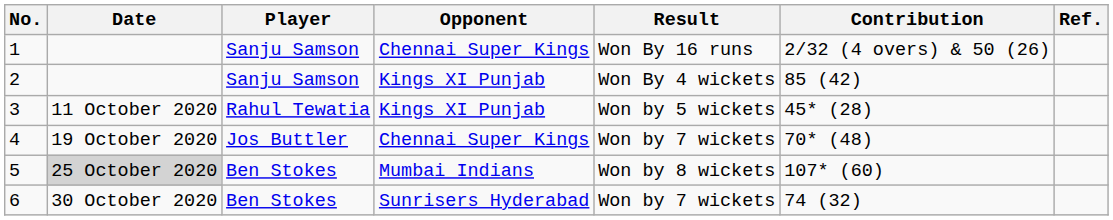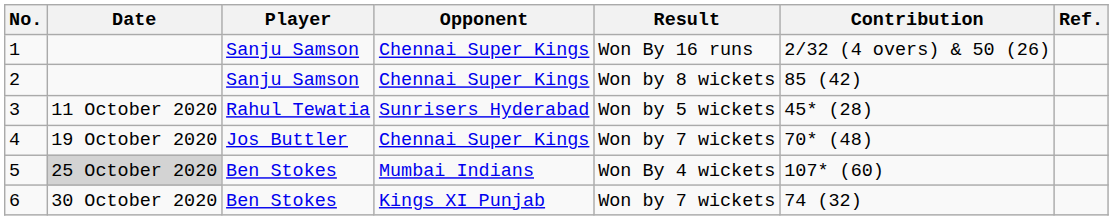(462, 80) Kings XI Punjab -> (484, 80) Chennai Super Kings
(687, 80) Won By 4 wickets -> (687, 80) Won by 8 wickets
(462, 110) Kings XI Punjab -> (484, 110) Sunrisers Hyderabad
(687, 170) Won by 8 wickets -> (687, 170) Won By 4 wickets
(484, 200) Sunrisers Hyderabad -> (462, 200) Kings XI Punjab
